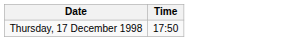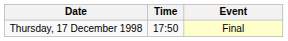+ column: (233, 12)
